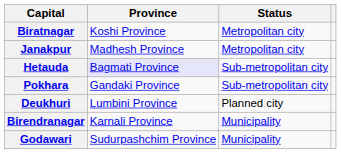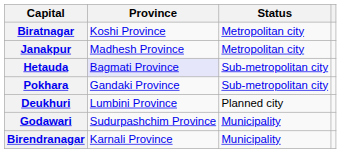rows swapped: (46, 121) <-> (46, 139)
